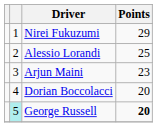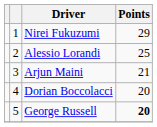(144, 72) 23 -> (144, 72) 21
(16, 111) paleturquoise background -> (16, 111) no background
